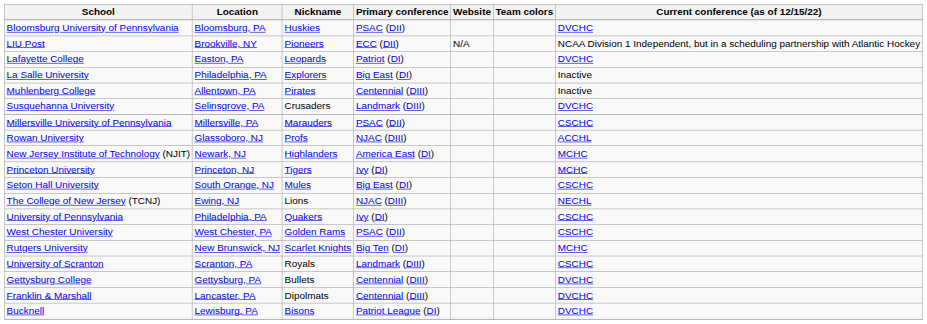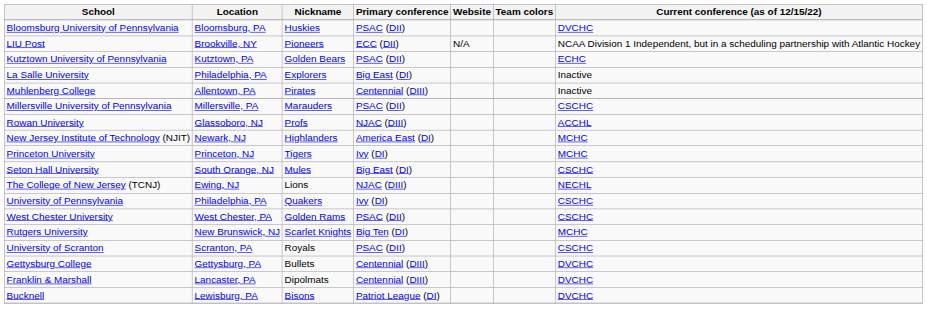+ row: (87, 59)
- row: (45, 59)
- row: (60, 106)
(390, 264) Landmark (DIII) -> (380, 248) PSAC (DII)
